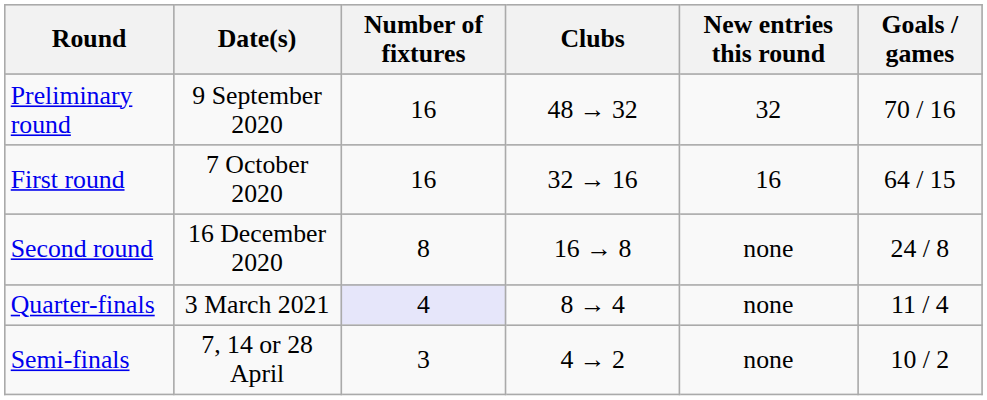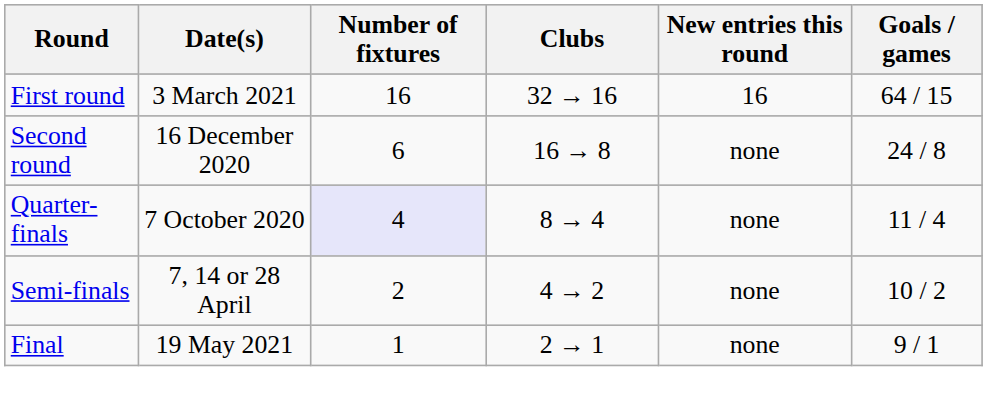- row: (72, 109)
(257, 179) 7 October 2020 -> (224, 94) 3 March 2021
(423, 248) 8 -> (398, 150) 6
(257, 304) 3 March 2021 -> (224, 219) 7 October 2020
(423, 359) 3 -> (398, 289) 2
+ row: (37, 345)
